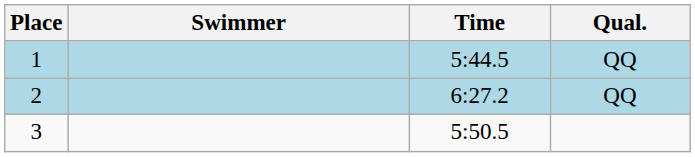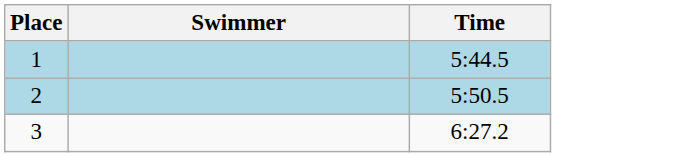- column: (620, 22)
(480, 95) 6:27.2 -> (480, 95) 5:50.5
(480, 132) 5:50.5 -> (480, 132) 6:27.2
